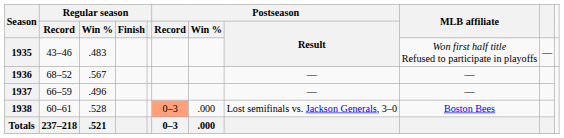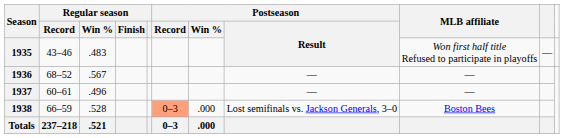(59, 92) 66–59 -> (59, 92) 60–61
(59, 109) 60–61 -> (59, 109) 66–59
